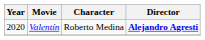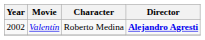(16, 27) 2020 -> (16, 27) 2002
